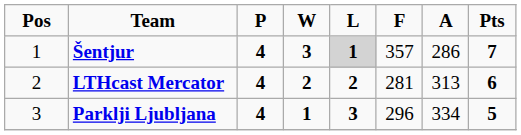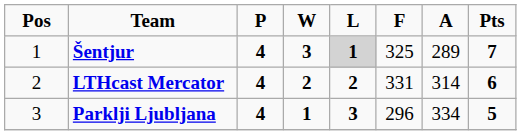(399, 51) 357 -> (399, 51) 325
(446, 51) 286 -> (446, 51) 289
(399, 83) 281 -> (399, 83) 331
(446, 83) 313 -> (446, 83) 314
